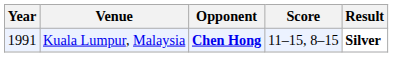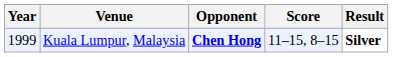(22, 40) 1991 -> (22, 40) 1999
